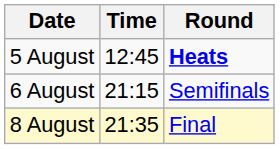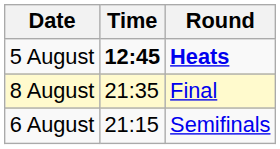(132, 56) normal -> (132, 56) bold
rows swapped: (52, 90) <-> (52, 125)
